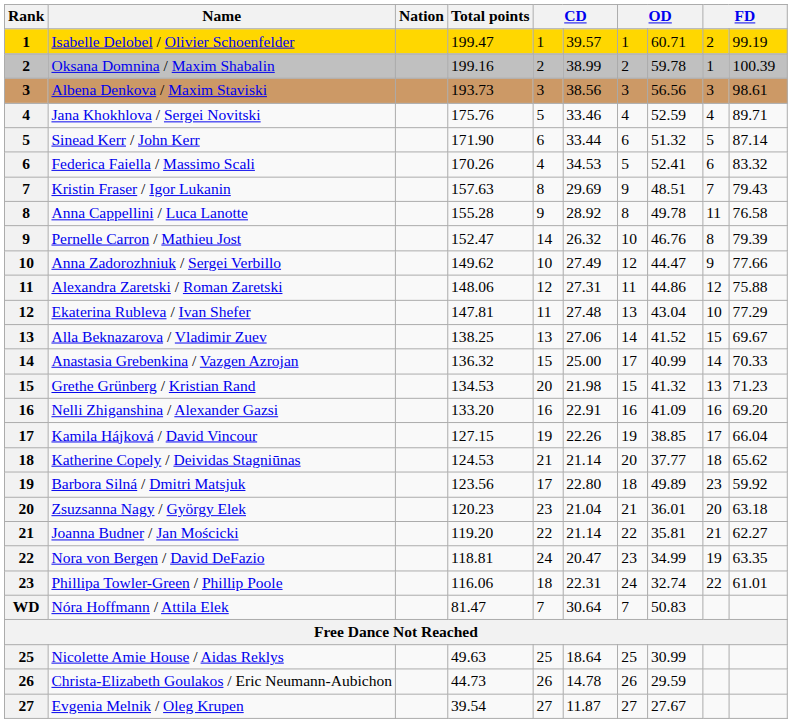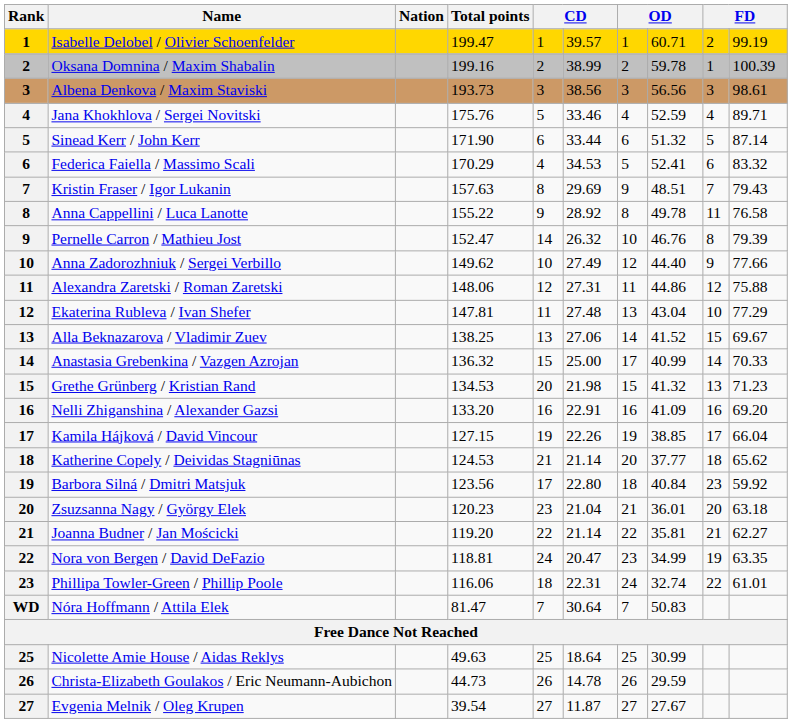(472, 164) 170.26 -> (472, 164) 170.29
(472, 213) 155.28 -> (472, 213) 155.22
(669, 262) 44.47 -> (669, 262) 44.40
(669, 484) 49.89 -> (669, 484) 40.84
